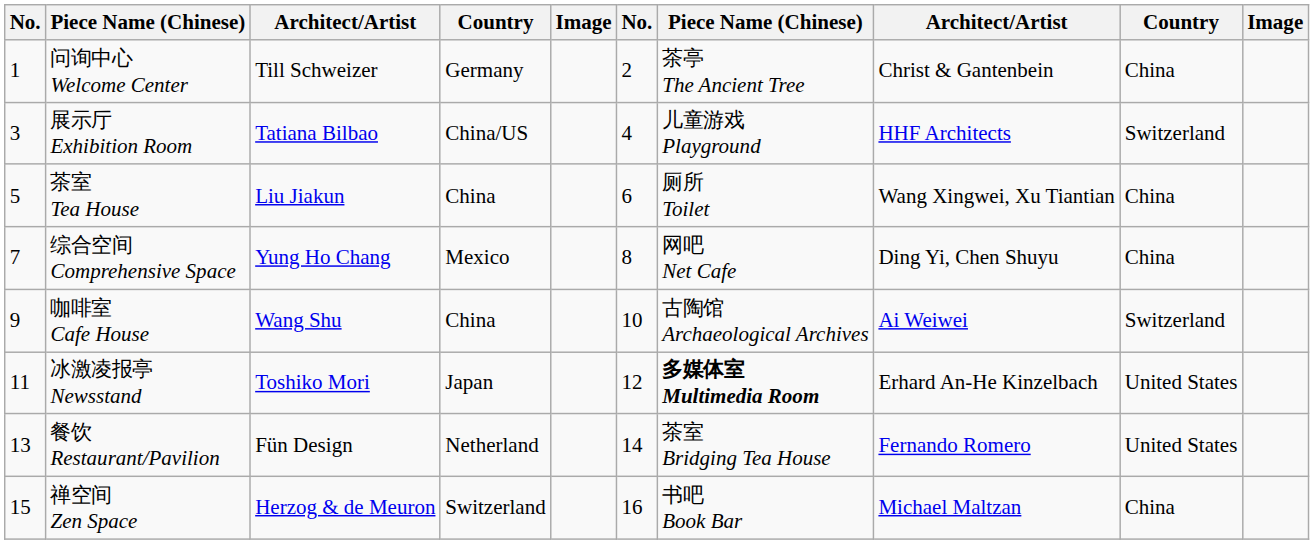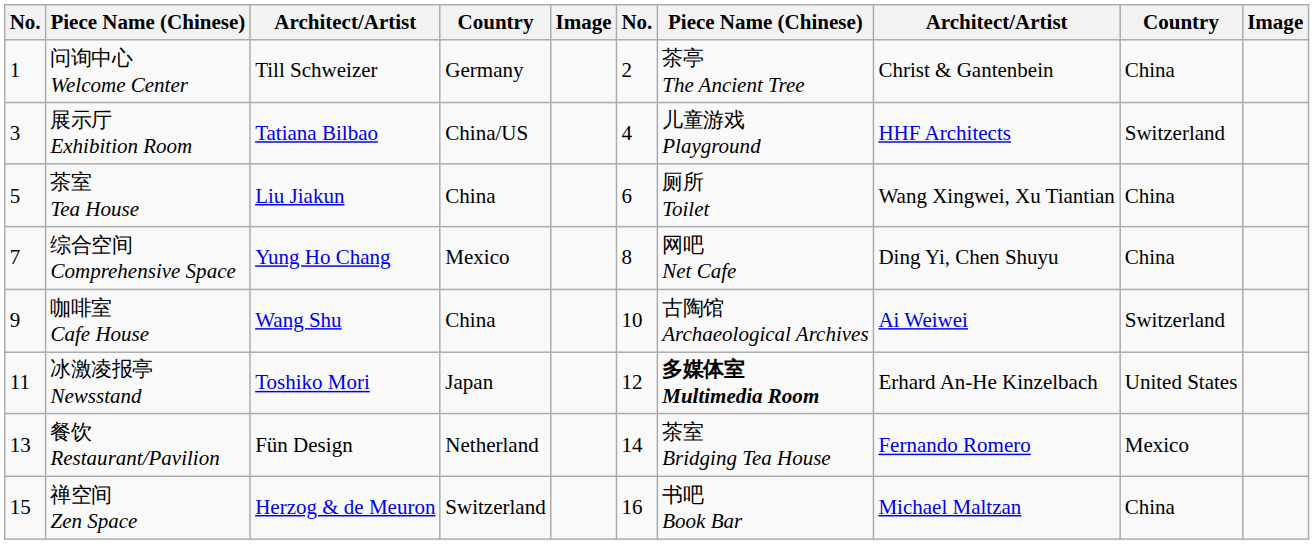(1181, 445) United States -> (1157, 445) Mexico
